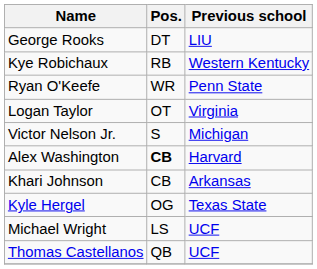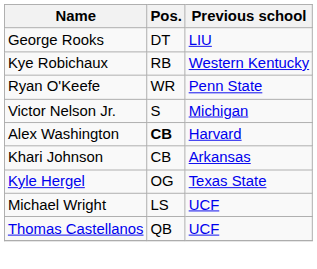- row: (50, 110)
